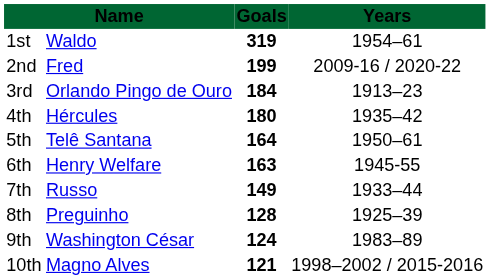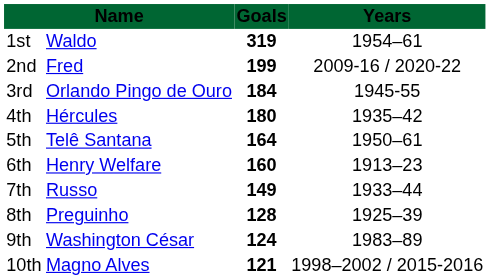(387, 90) 1913–23 -> (387, 90) 1945-55
(262, 165) 163 -> (262, 165) 160
(387, 165) 1945-55 -> (387, 165) 1913–23
